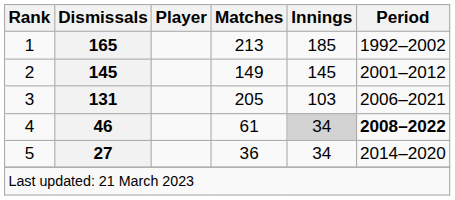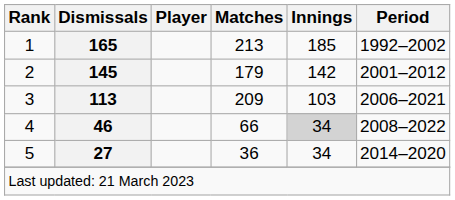(249, 72) 149 -> (249, 72) 179
(322, 72) 145 -> (322, 72) 142
(103, 99) 131 -> (103, 99) 113
(249, 99) 205 -> (249, 99) 209
(249, 126) 61 -> (249, 126) 66
(403, 126) bold -> (403, 126) normal
